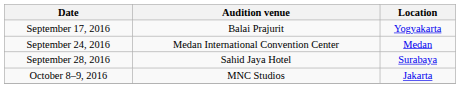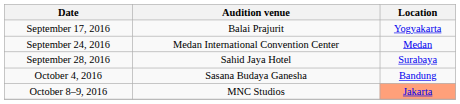+ row: (68, 76)
(418, 76) no background -> (418, 91) lightsalmon background
